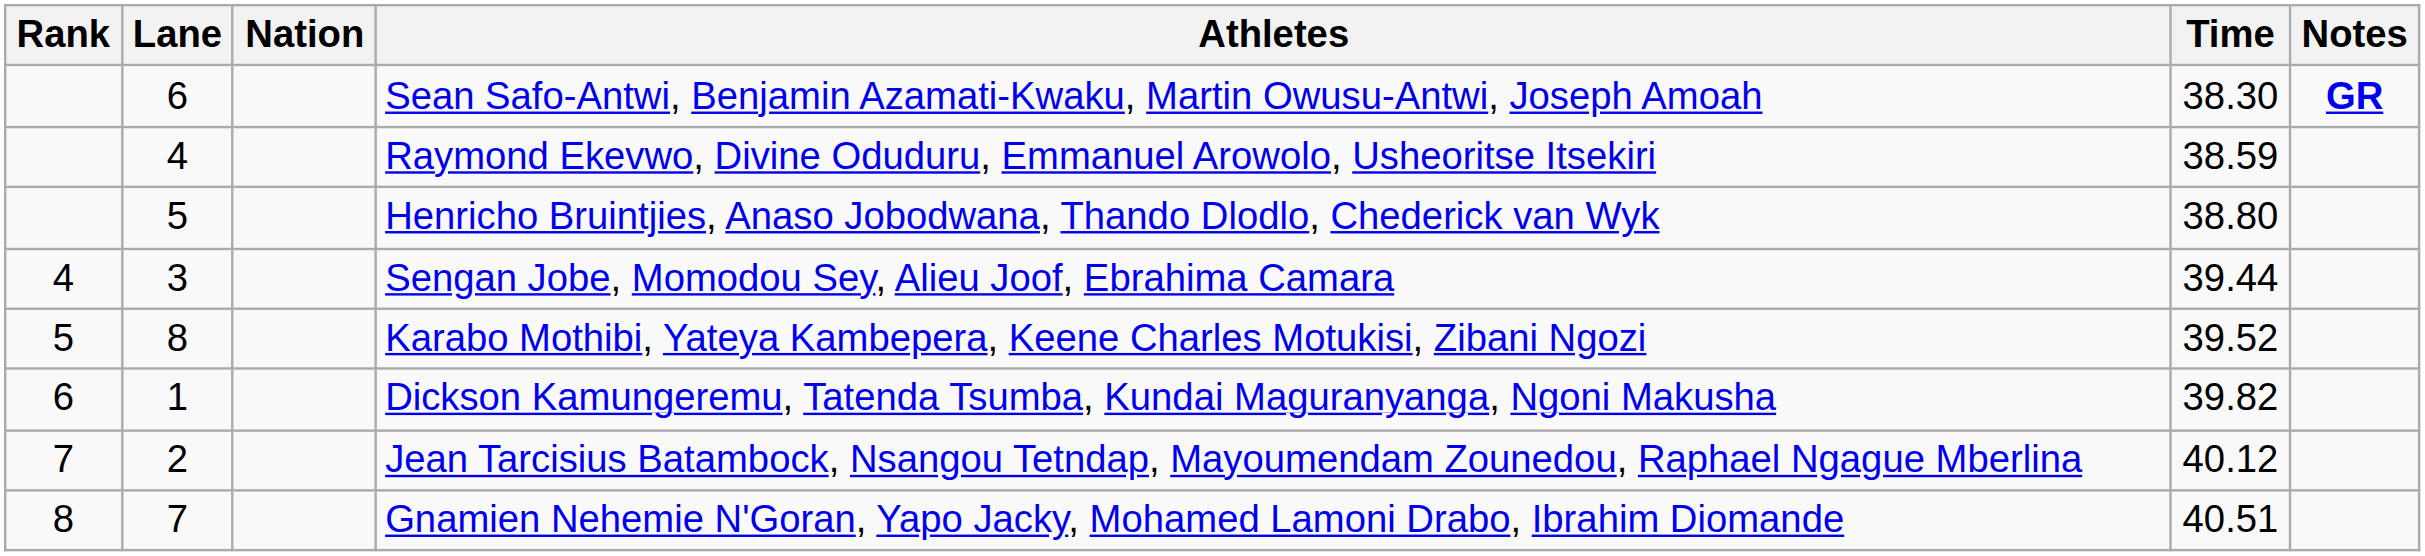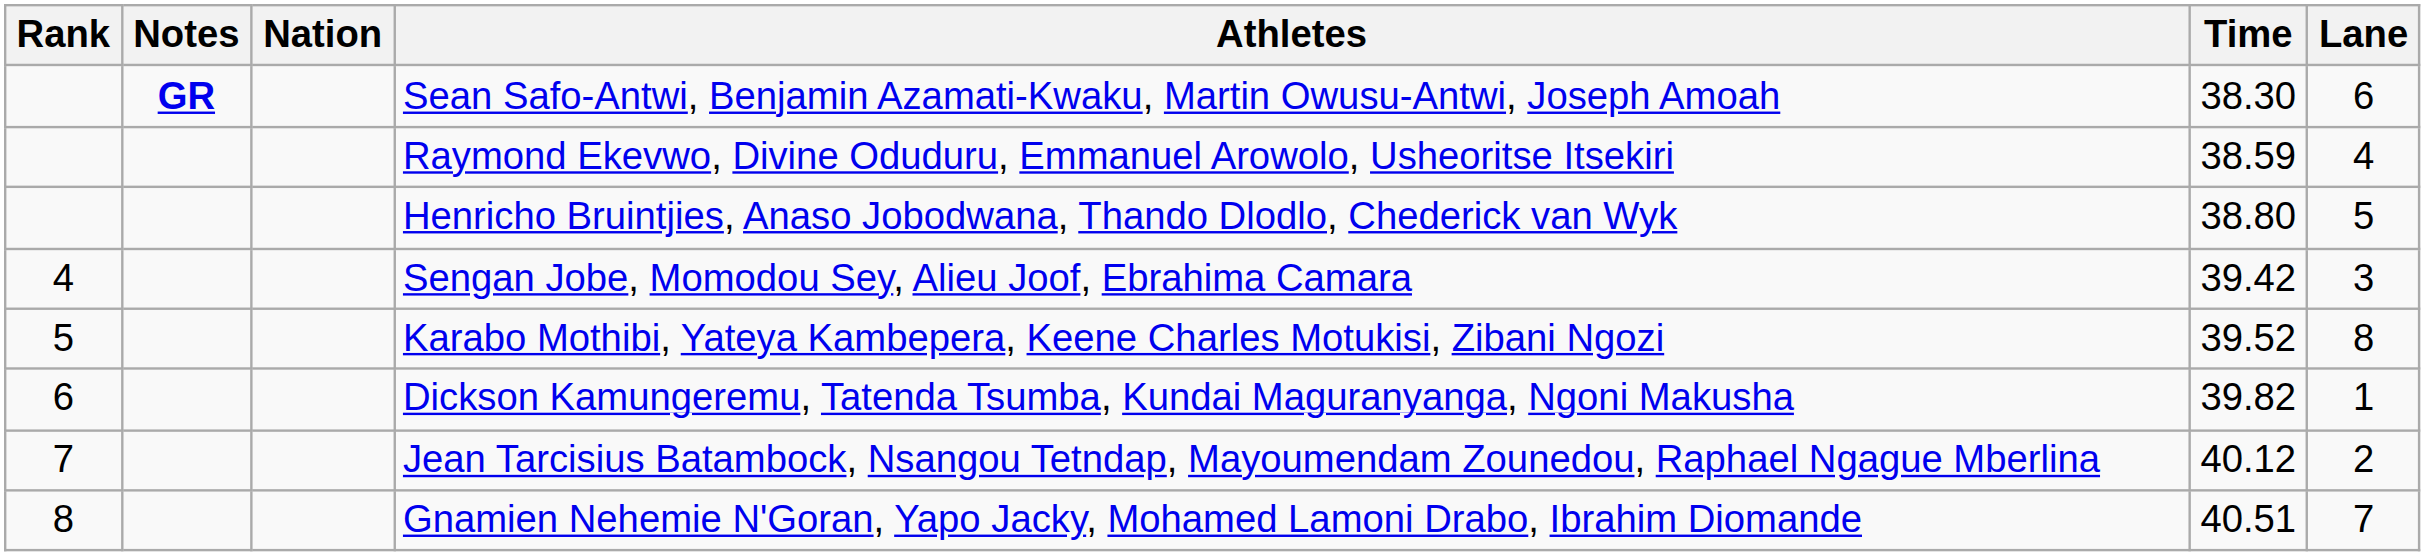columns swapped: (177, 34) <-> (2355, 34)
(2230, 277) 39.44 -> (2248, 277) 39.42
